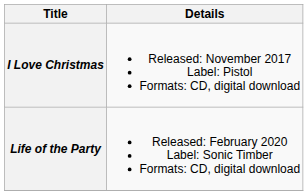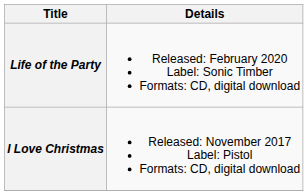rows swapped: (55, 65) <-> (55, 148)
